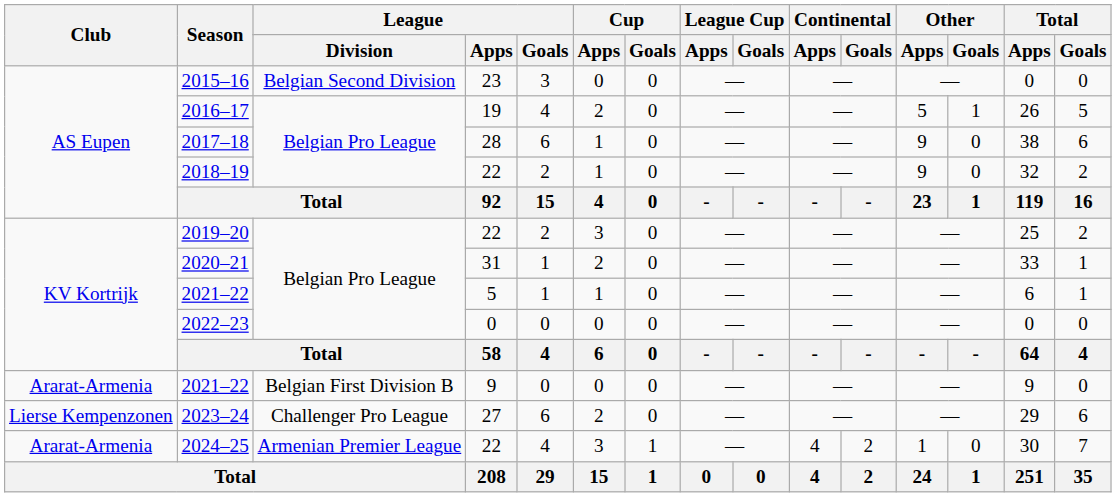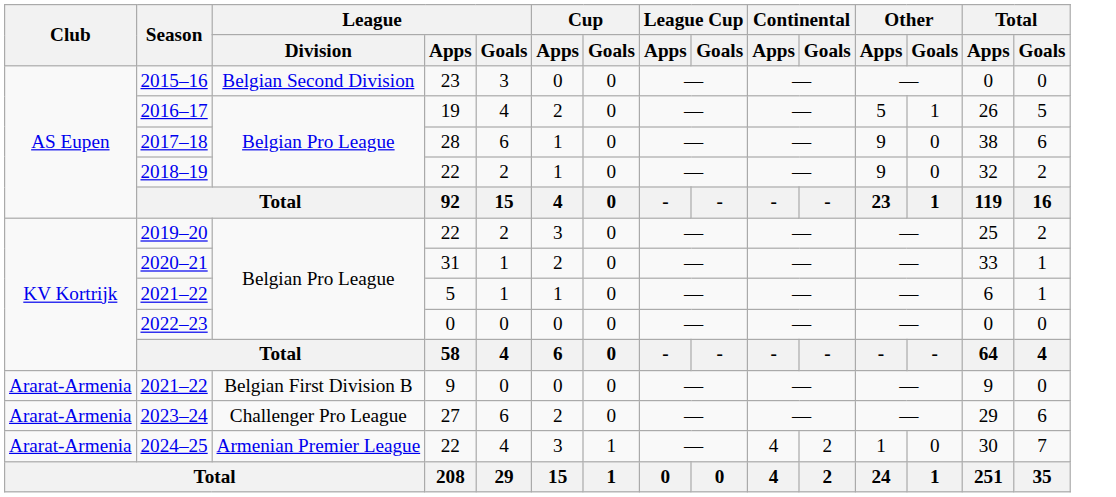(91, 415) Lierse Kempenzonen -> (70, 415) Ararat-Armenia
